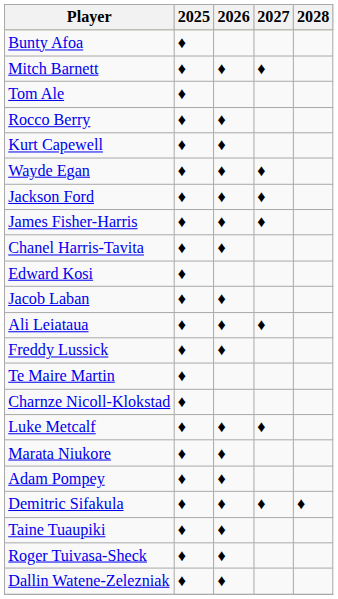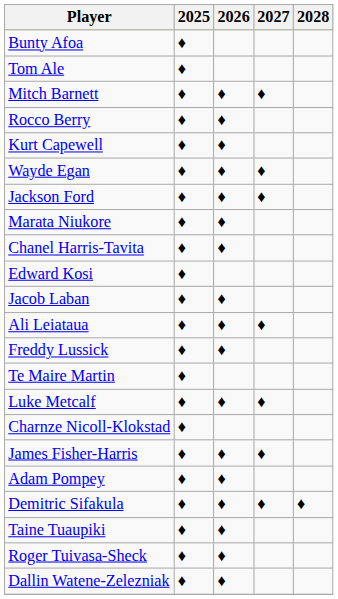rows swapped: (36, 94) <-> (53, 68)
rows swapped: (73, 222) <-> (60, 453)
rows swapped: (52, 427) <-> (89, 401)
